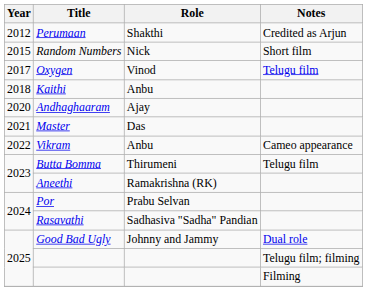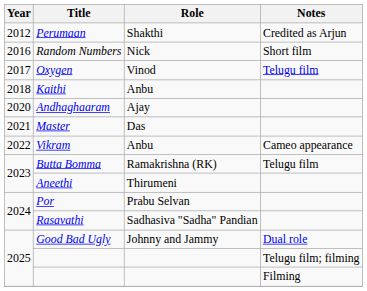(19, 51) 2015 -> (19, 51) 2016
(152, 164) Thirumeni -> (172, 164) Ramakrishna (RK)
(172, 182) Ramakrishna (RK) -> (152, 182) Thirumeni
